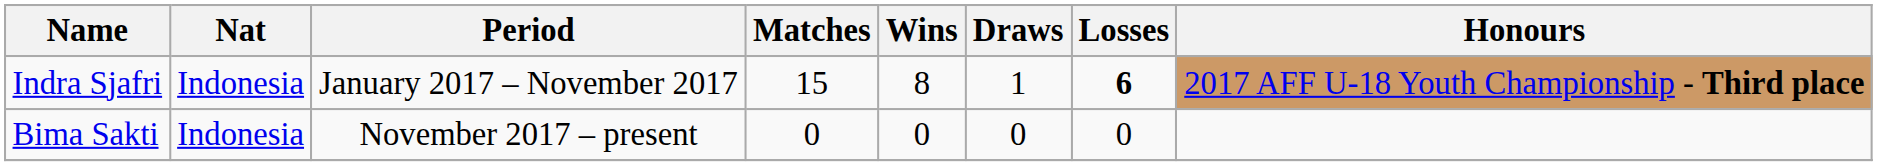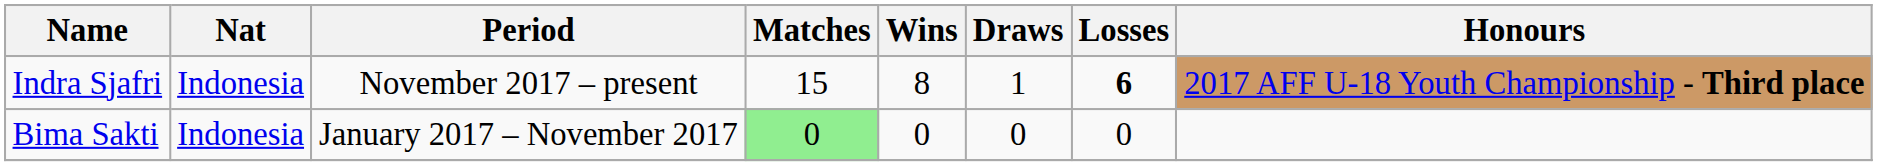(528, 82) January 2017 – November 2017 -> (528, 82) November 2017 – present
(528, 133) November 2017 – present -> (528, 133) January 2017 – November 2017
(812, 133) no background -> (812, 133) lightgreen background
